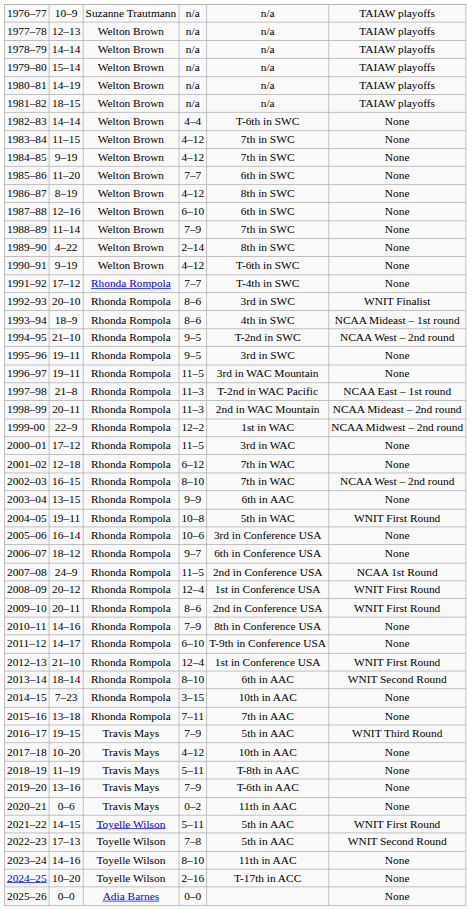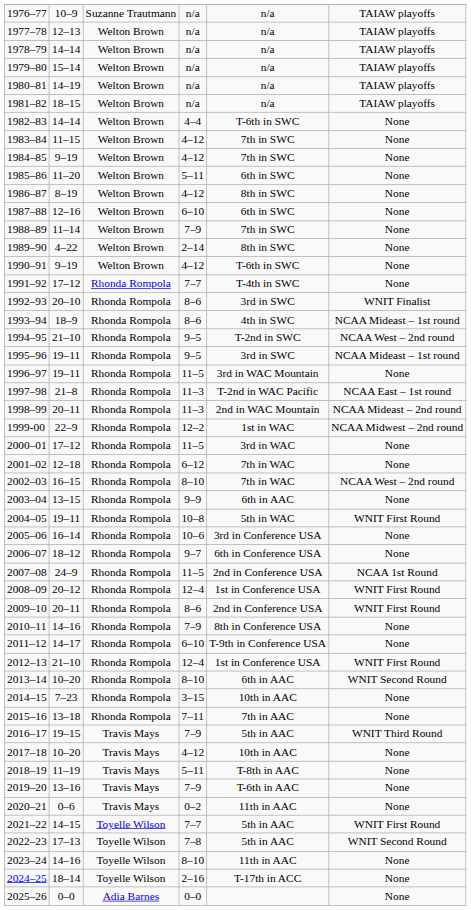(193, 175) 7–7 -> (193, 175) 5–11
(397, 355) None -> (397, 355) NCAA Mideast – 1st round
(66, 680) 18–14 -> (66, 680) 10–20
(193, 824) 5–11 -> (193, 824) 7–7
(66, 878) 10–20 -> (66, 878) 18–14
